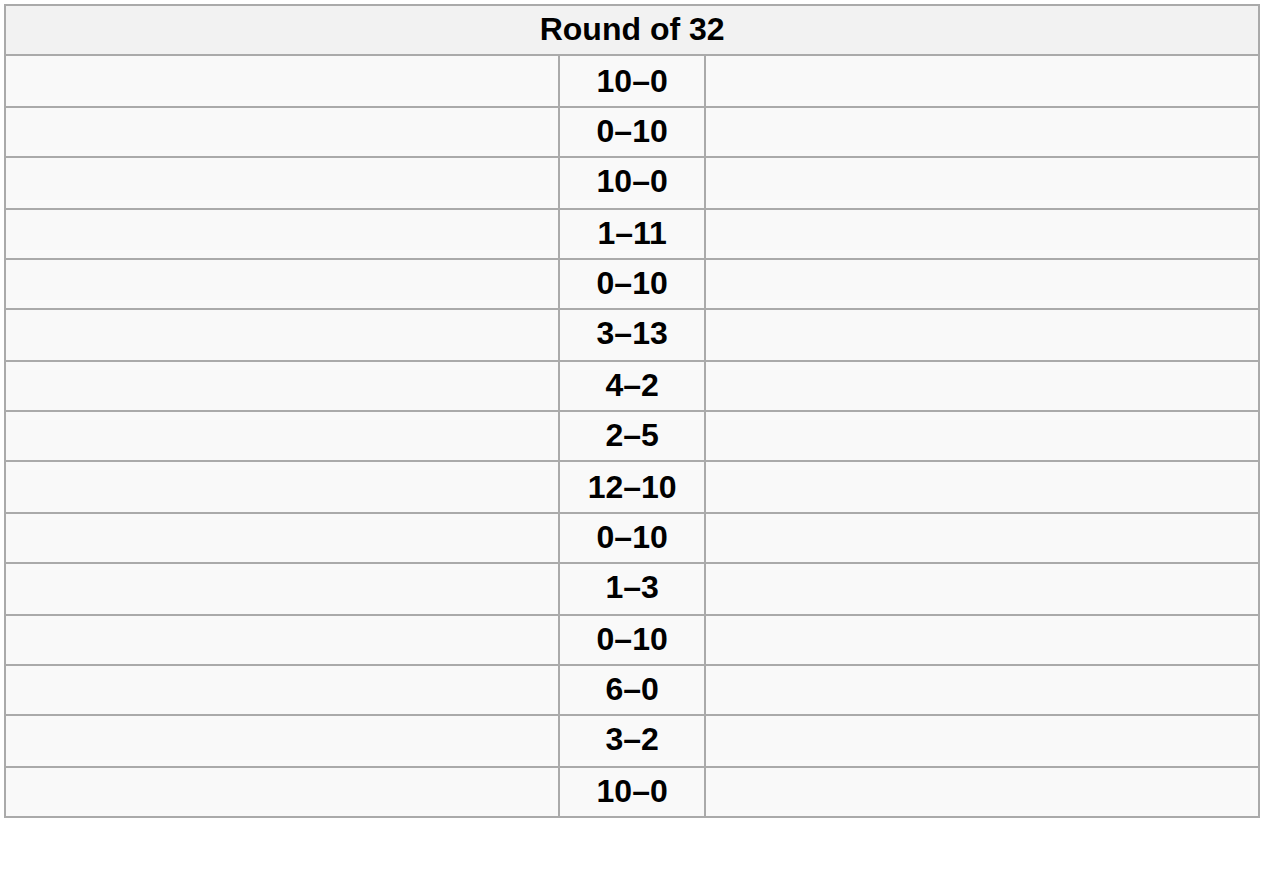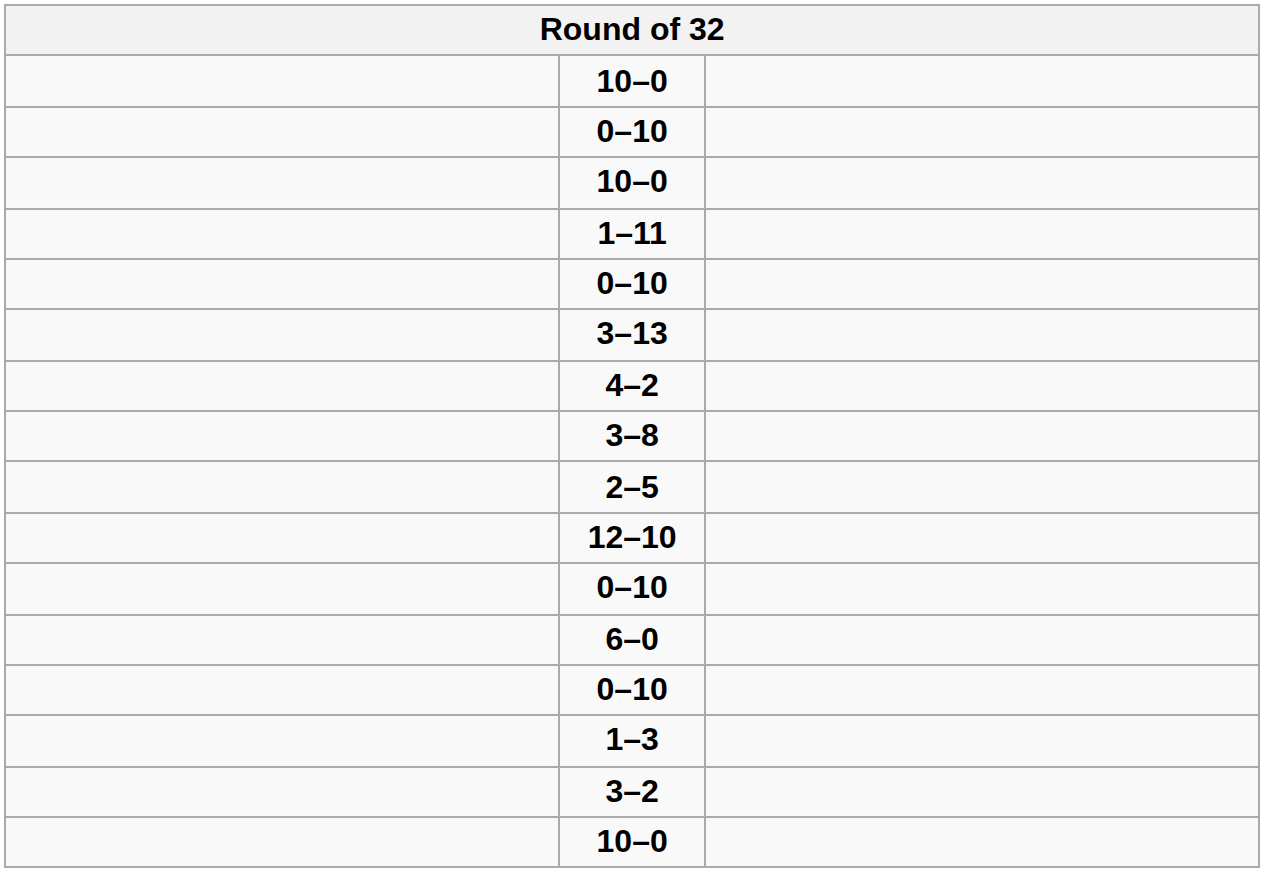+ row: (282, 436)
rows swapped: (282, 589) <-> (282, 690)
